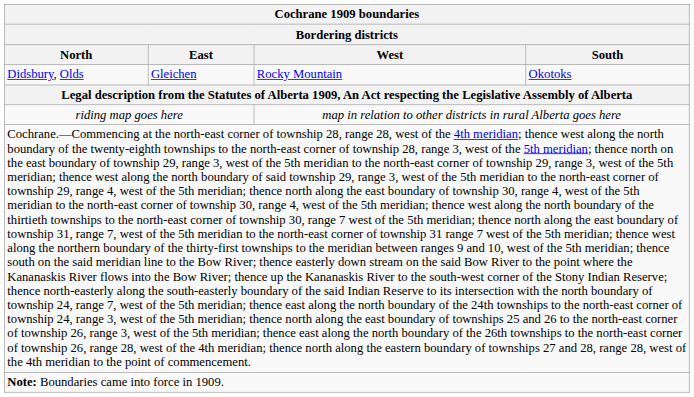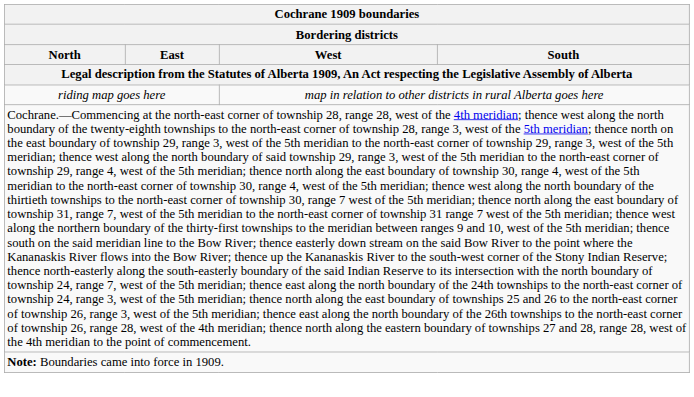- row: (46, 74)
